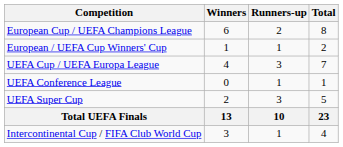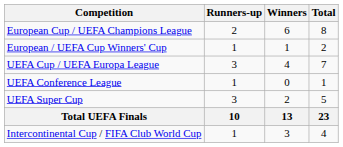columns swapped: (226, 13) <-> (279, 13)
